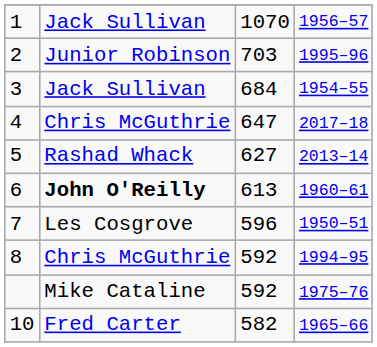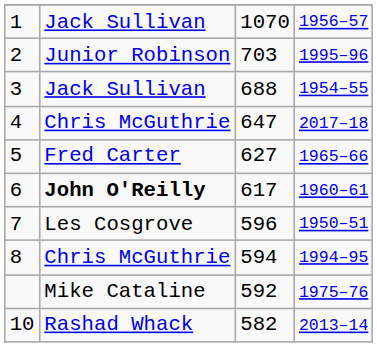(259, 89) 684 -> (259, 89) 688
(119, 156) Rashad Whack -> (113, 156) Fred Carter
(334, 156) 2013–14 -> (334, 156) 1965–66
(259, 190) 613 -> (259, 190) 617
(259, 257) 592 -> (259, 257) 594
(113, 325) Fred Carter -> (119, 325) Rashad Whack
(334, 325) 1965–66 -> (334, 325) 2013–14
